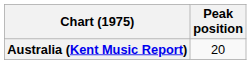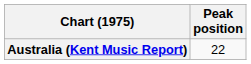(218, 49) 20 -> (218, 49) 22
